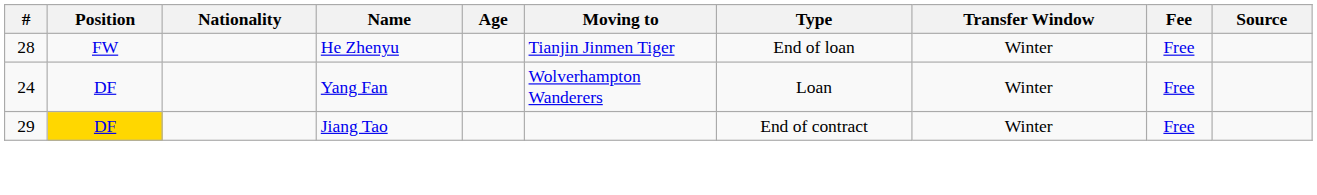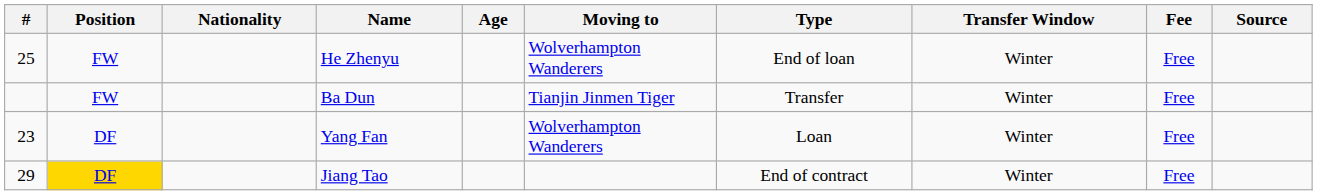(26, 47) 28 -> (26, 58) 25
(602, 47) Tianjin Jinmen Tiger -> (585, 58) Wolverhampton Wanderers
+ row: (348, 97)
(26, 87) 24 -> (26, 136) 23
